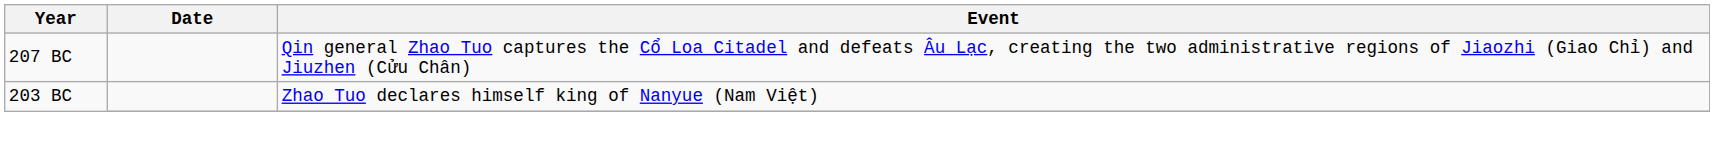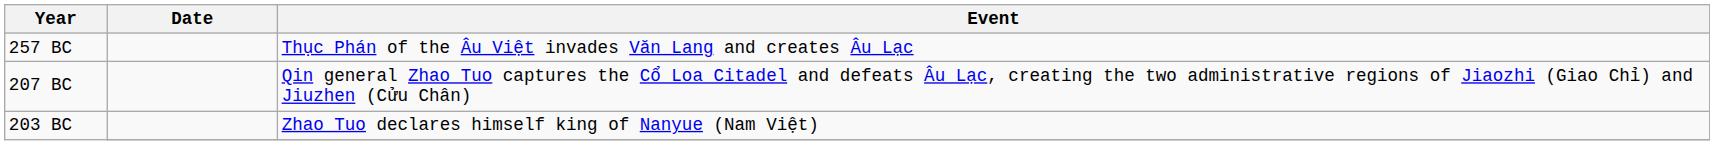+ row: (40, 48)
